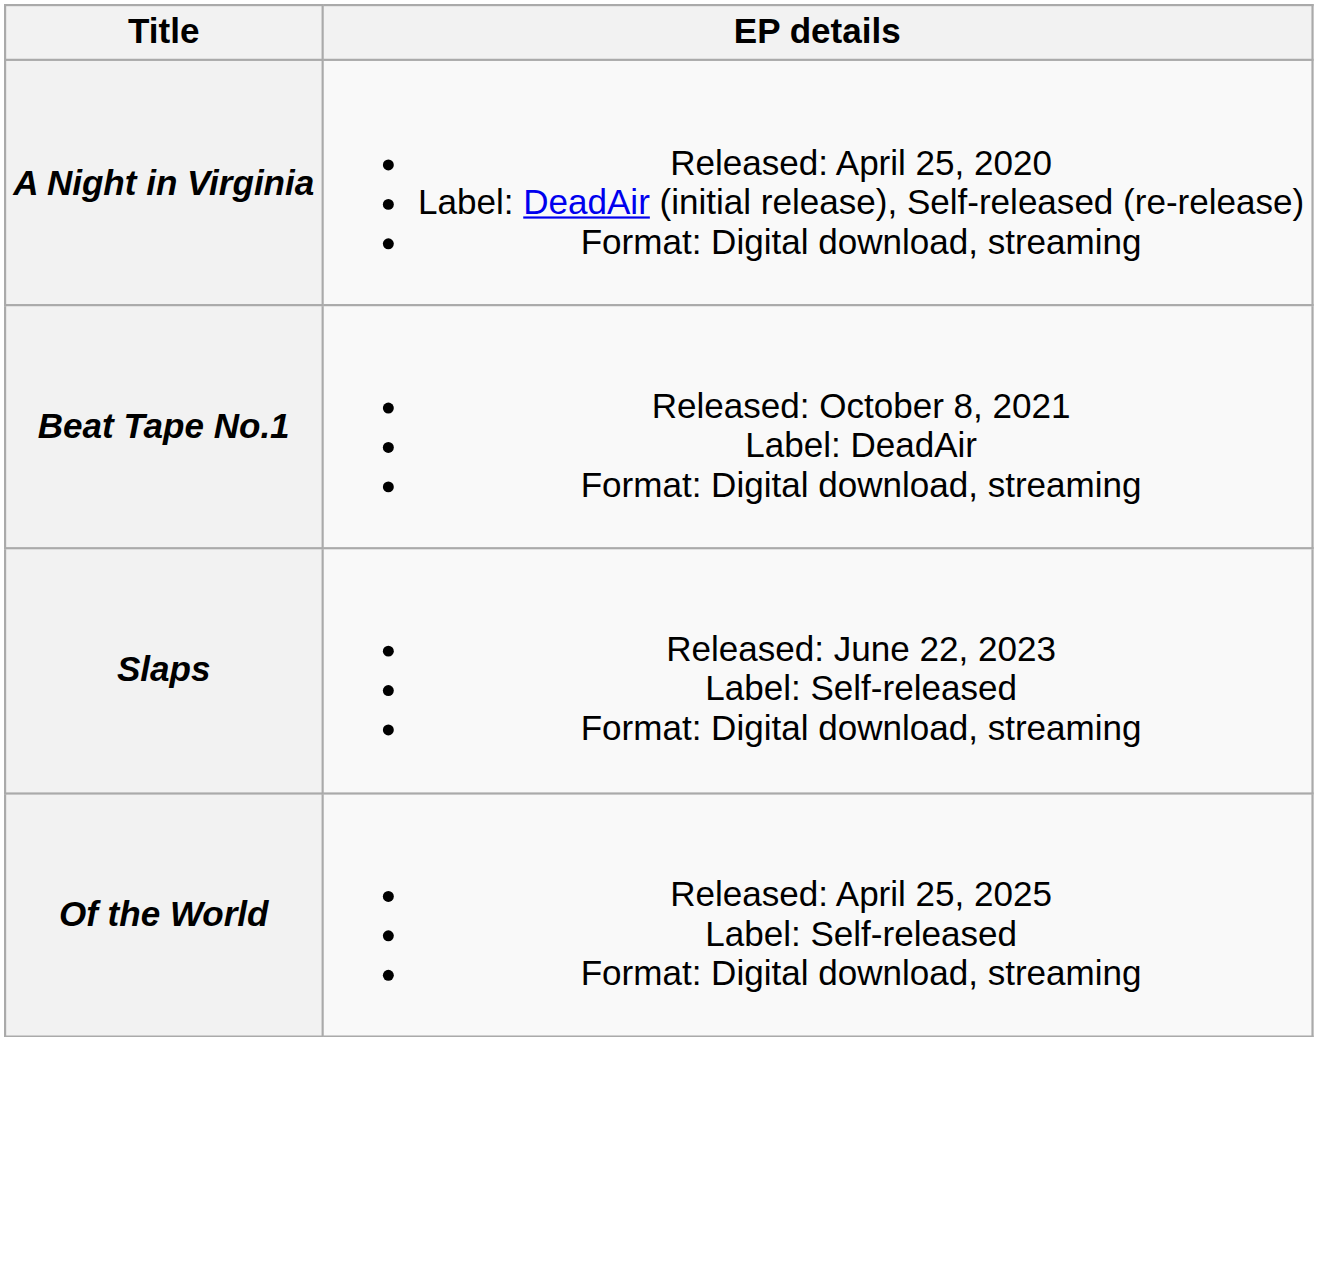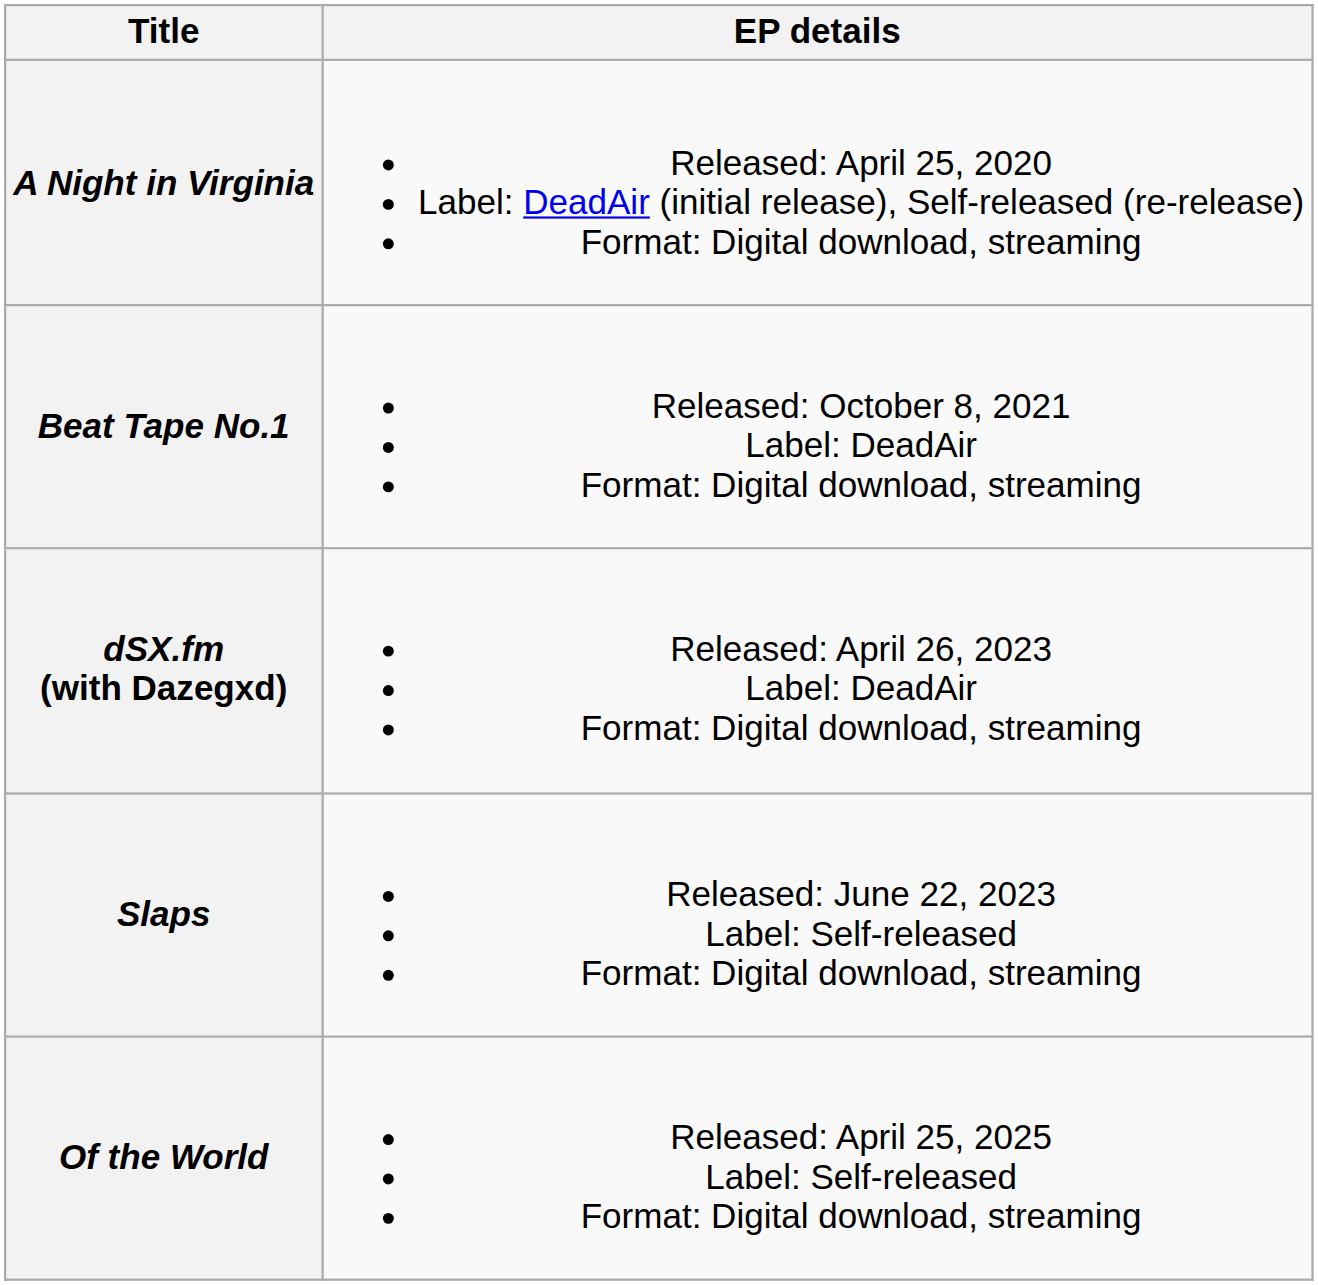+ row: (164, 669)
